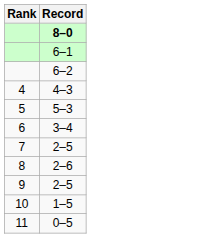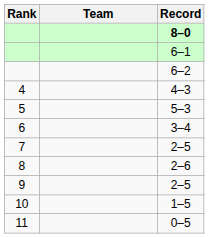+ column: (98, 14)
